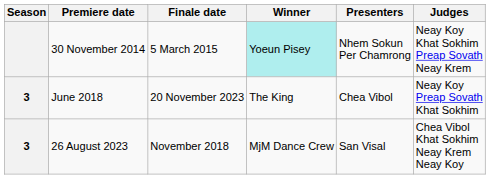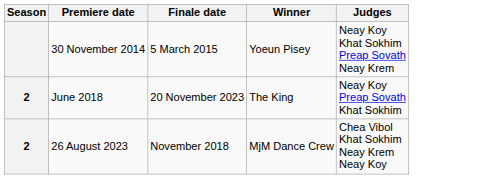- column: (375, 13)
(280, 49) paleturquoise background -> (280, 49) no background
(27, 97) 3 -> (27, 97) 2
(27, 146) 3 -> (27, 146) 2
